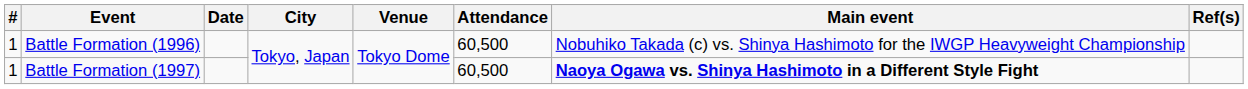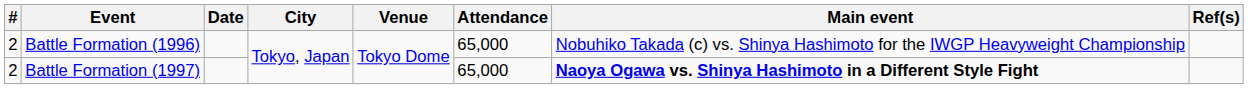(13, 44) 1 -> (13, 44) 2
(483, 44) 60,500 -> (483, 44) 65,000
(13, 70) 1 -> (13, 70) 2
(483, 70) 60,500 -> (483, 70) 65,000
